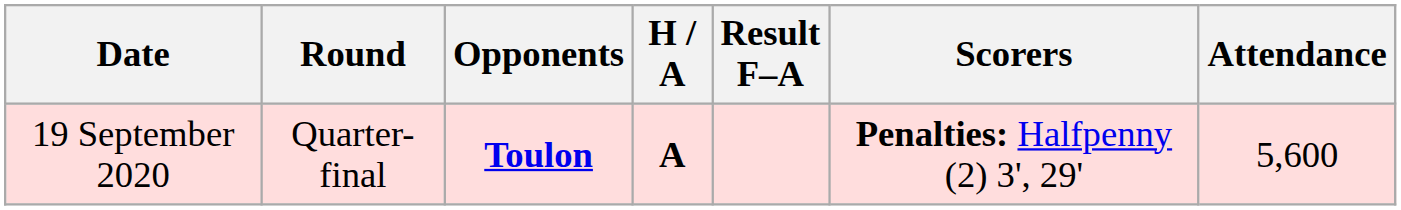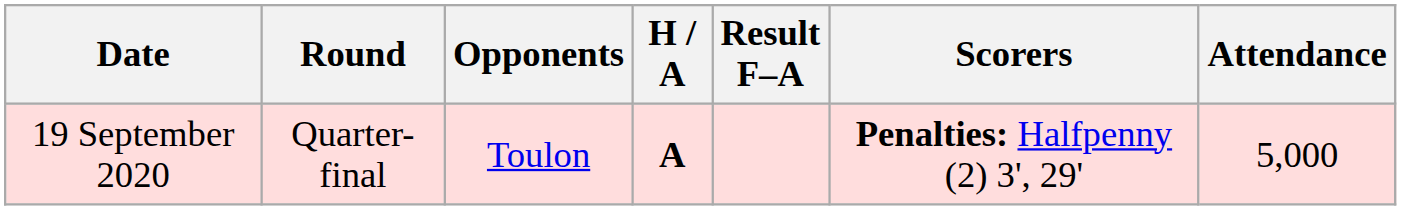(539, 153) bold -> (539, 153) normal
(1297, 153) 5,600 -> (1297, 153) 5,000
